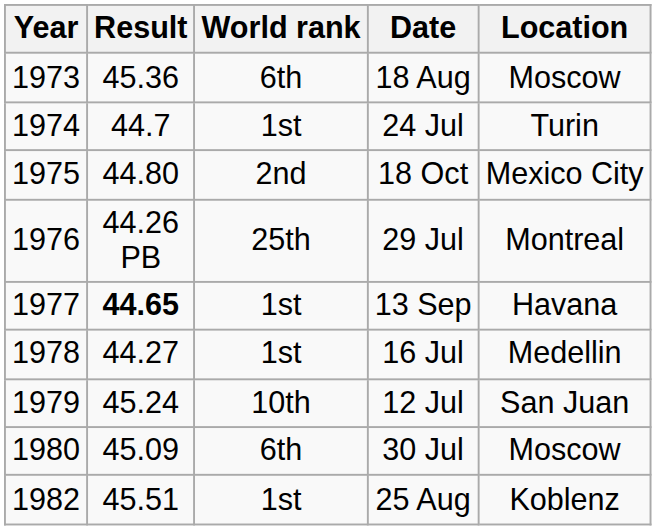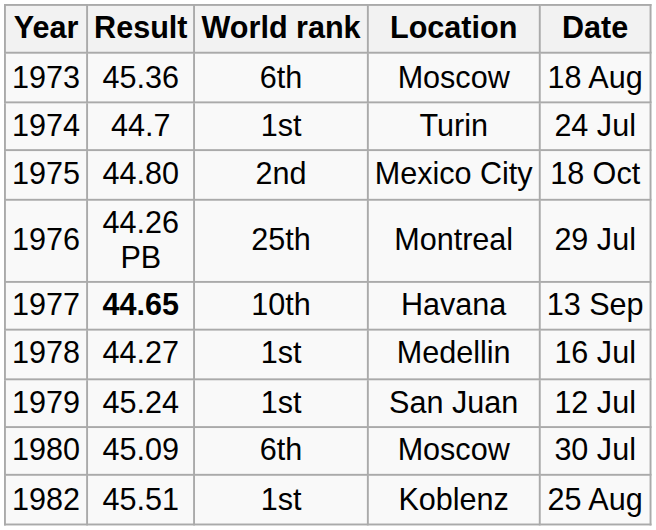columns swapped: (565, 28) <-> (423, 28)
(281, 305) 1st -> (281, 305) 10th
(281, 402) 10th -> (281, 402) 1st
